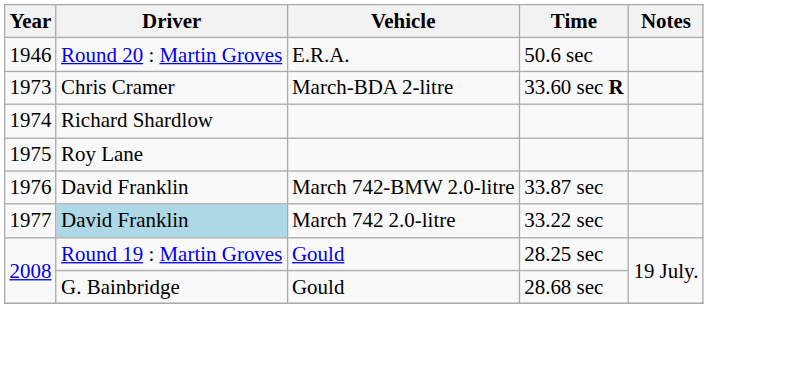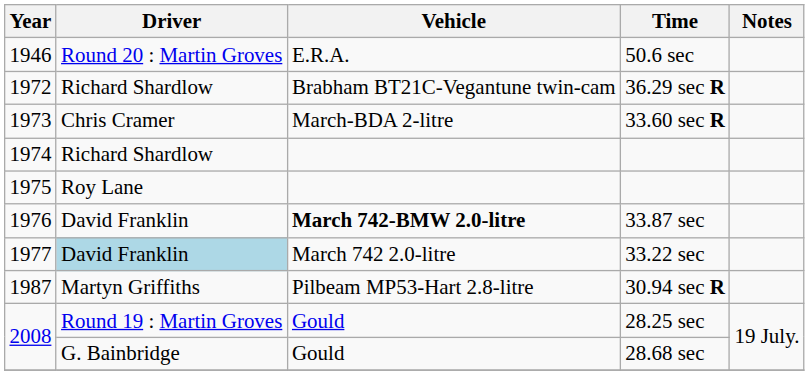+ row: (30, 87)
(403, 187) normal -> (409, 220) bold
+ row: (30, 287)
